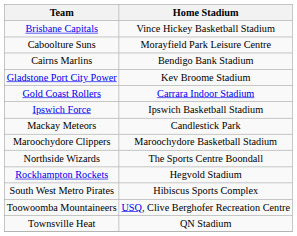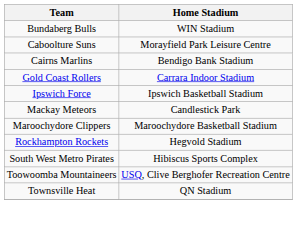- row: (62, 28)
+ row: (62, 28)
- row: (62, 77)
- row: (62, 158)
